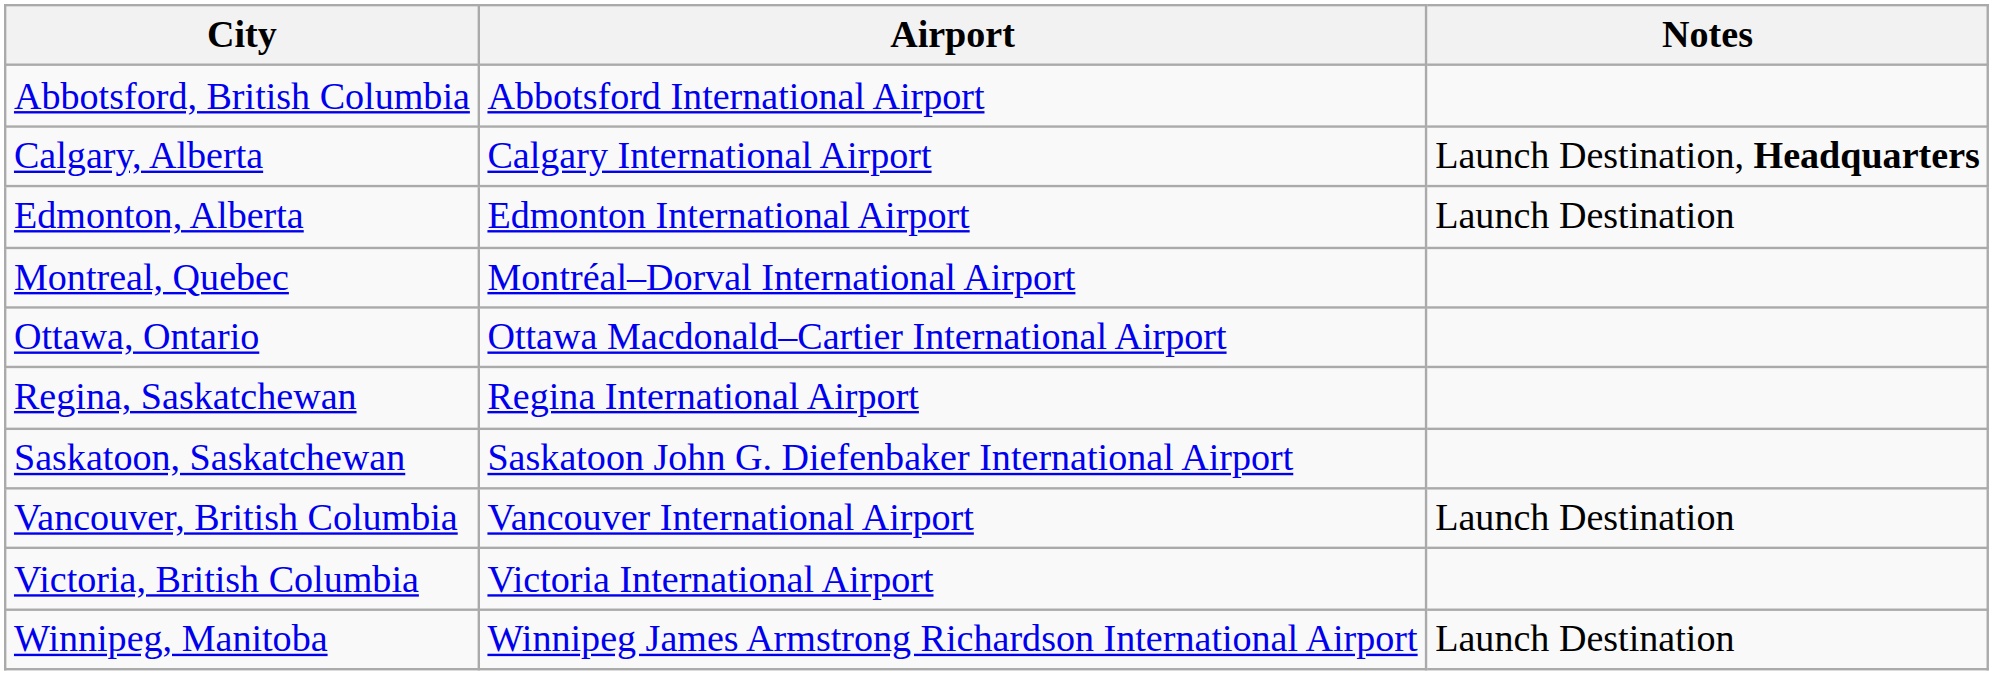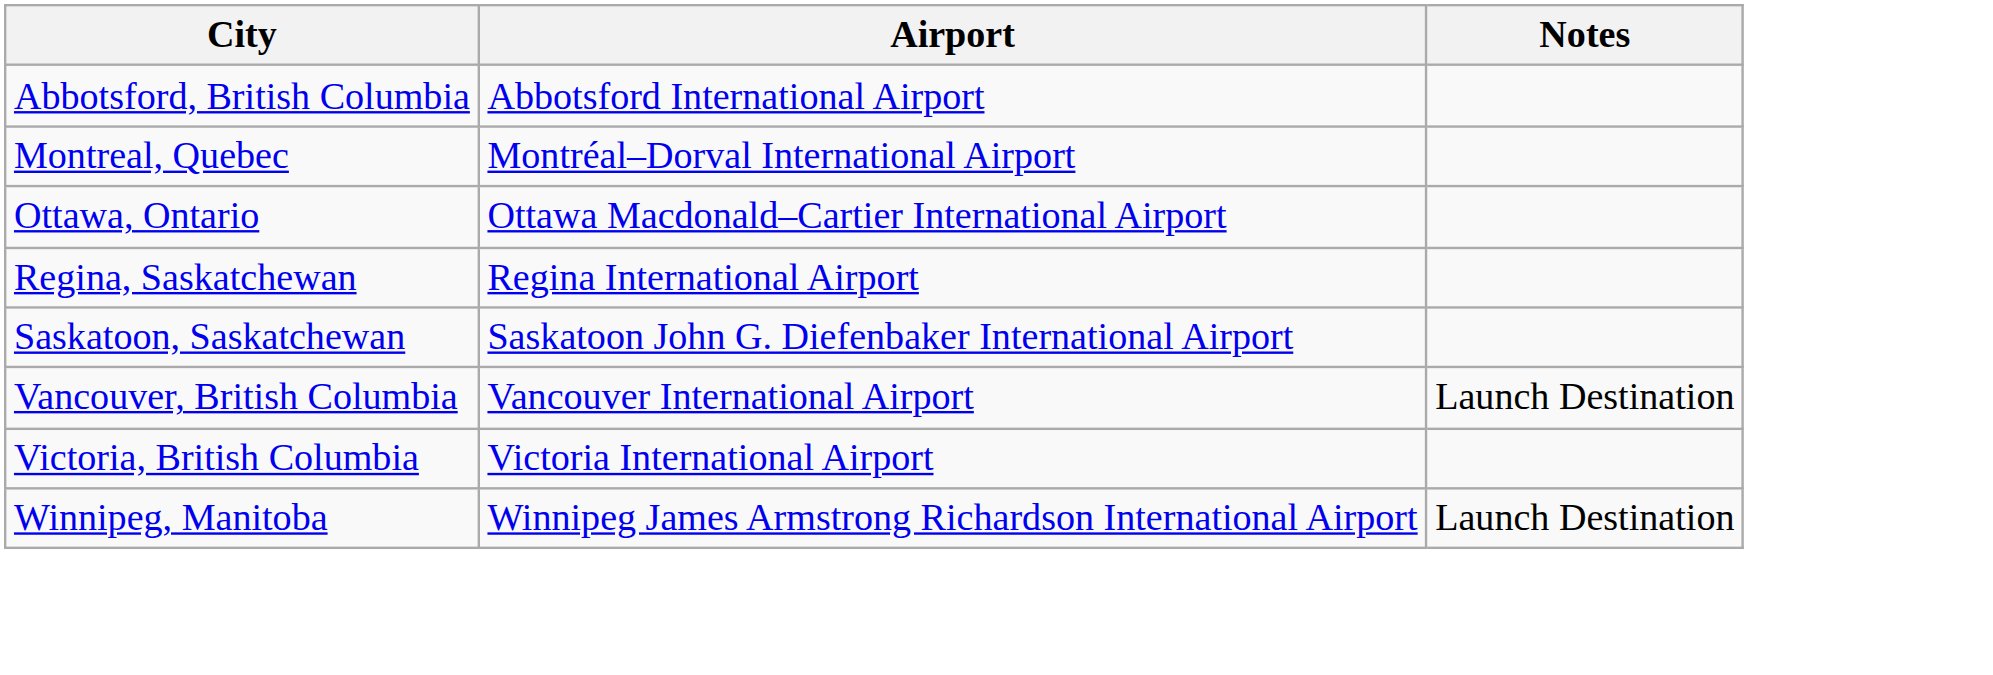- row: (139, 155)
- row: (159, 215)
